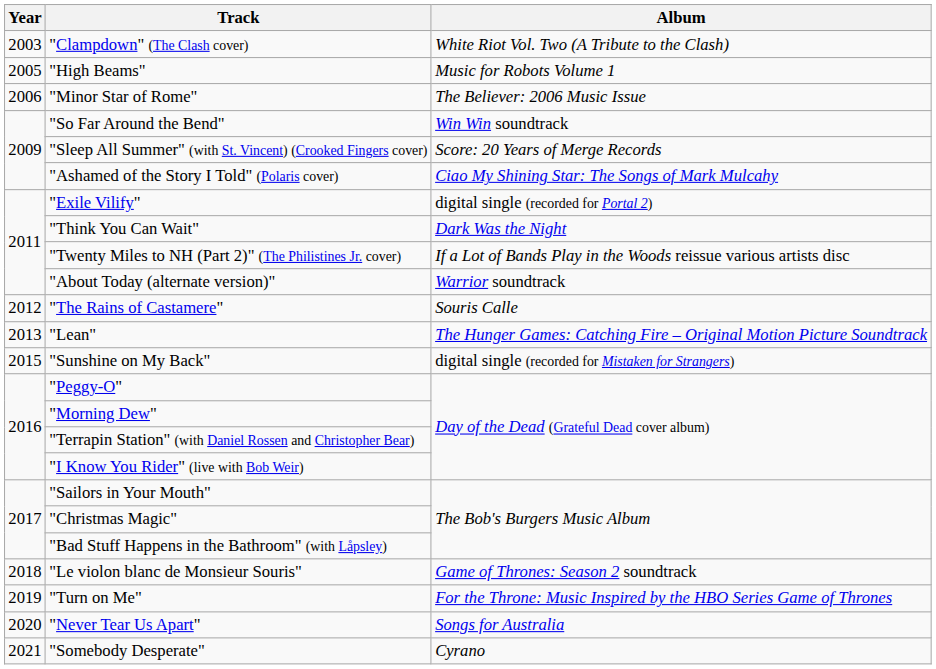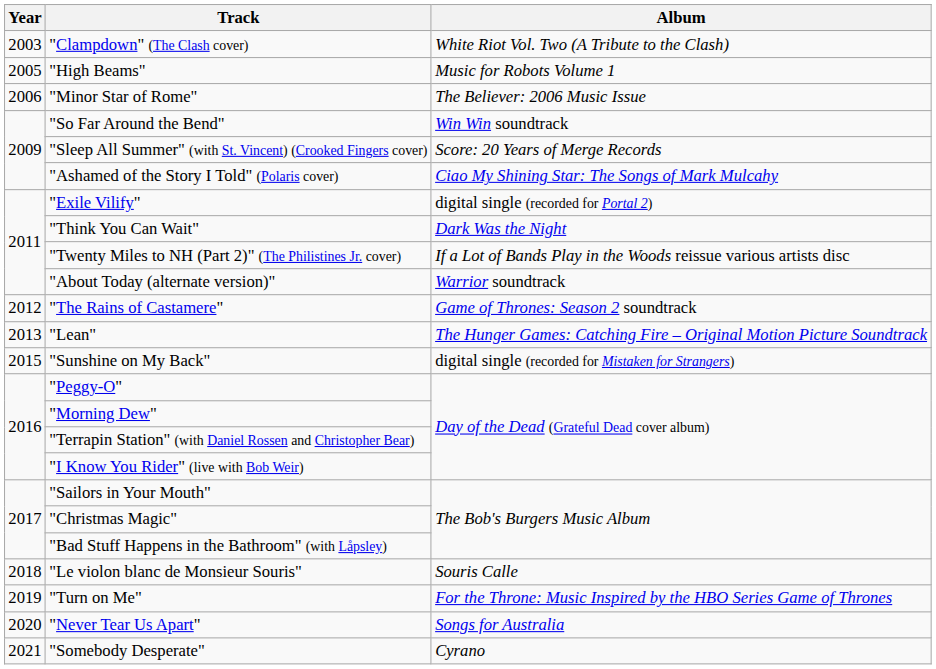(477, 307) Souris Calle -> (566, 307) Game of Thrones: Season 2 soundtrack
(566, 571) Game of Thrones: Season 2 soundtrack -> (477, 571) Souris Calle
